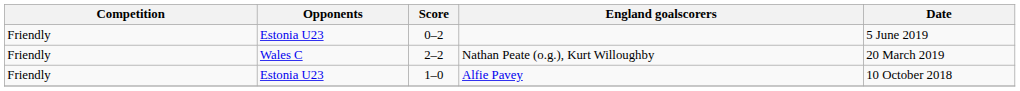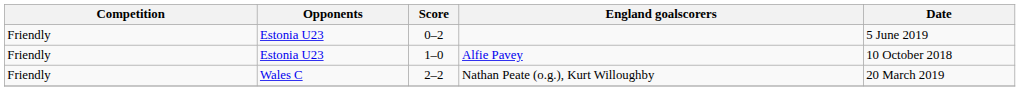rows swapped: (434, 55) <-> (434, 75)
